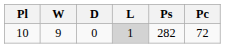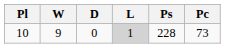(166, 33) 282 -> (166, 33) 228
(202, 33) 72 -> (202, 33) 73
